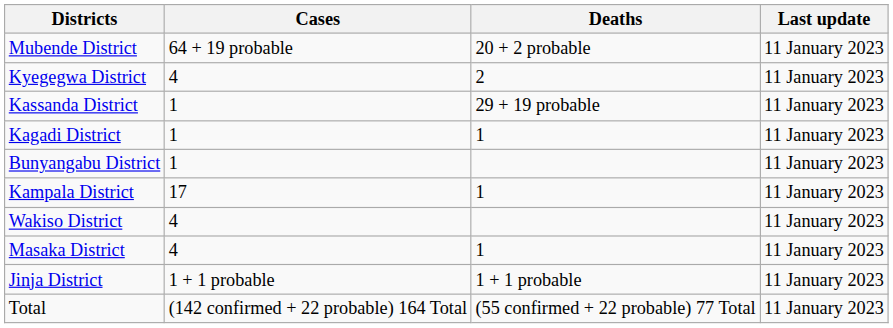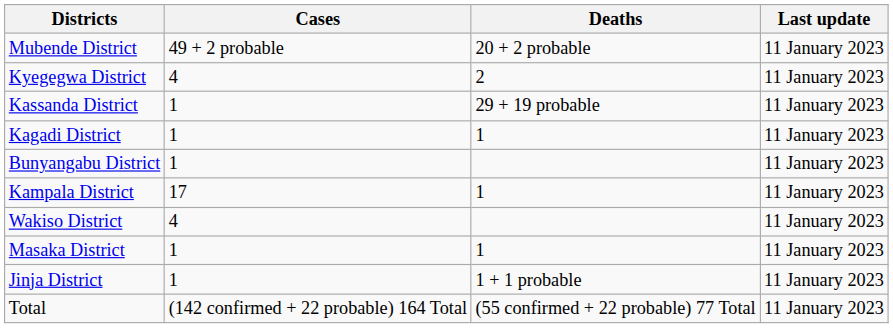(231, 47) 64 + 19 probable -> (226, 47) 49 + 2 probable
(173, 250) 4 -> (173, 250) 1
(222, 279) 1 + 1 probable -> (173, 279) 1
